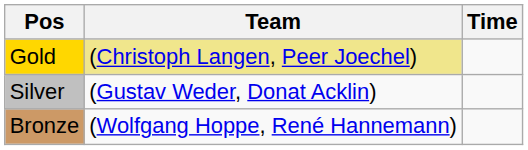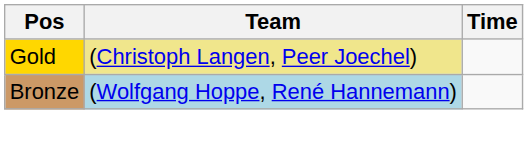- row: (37, 91)
(273, 126) no background -> (273, 91) lightblue background
